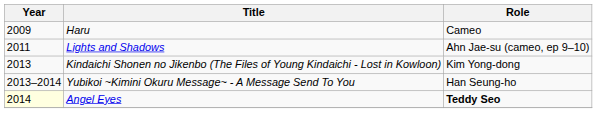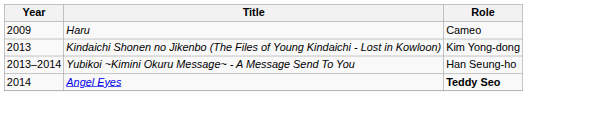- row: (115, 47)
(19, 99) lightyellow background -> (19, 82) no background
